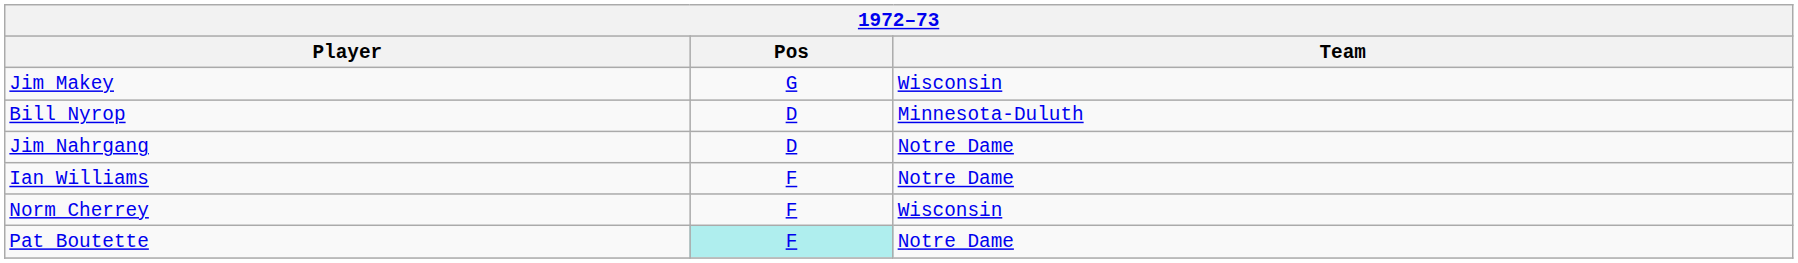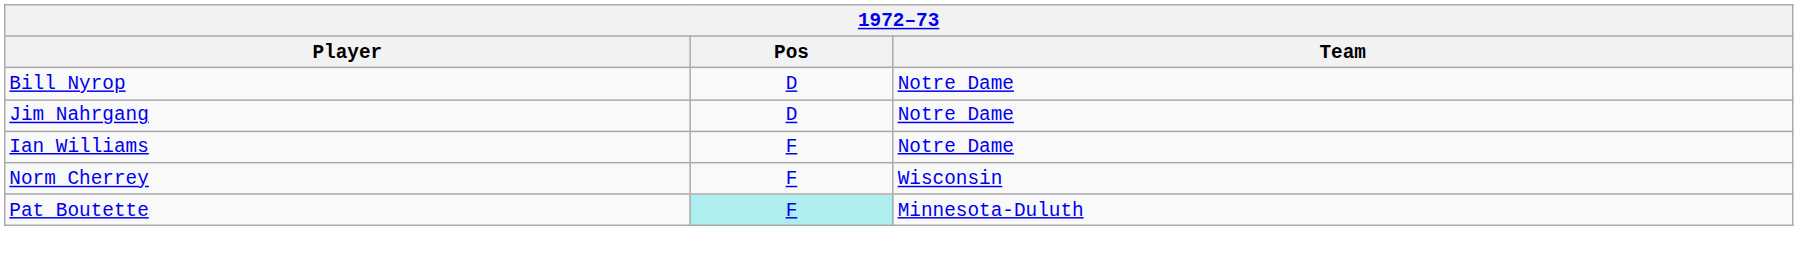- row: (62, 84)
(991, 115) Minnesota-Duluth -> (956, 84) Notre Dame
(956, 242) Notre Dame -> (991, 210) Minnesota-Duluth
